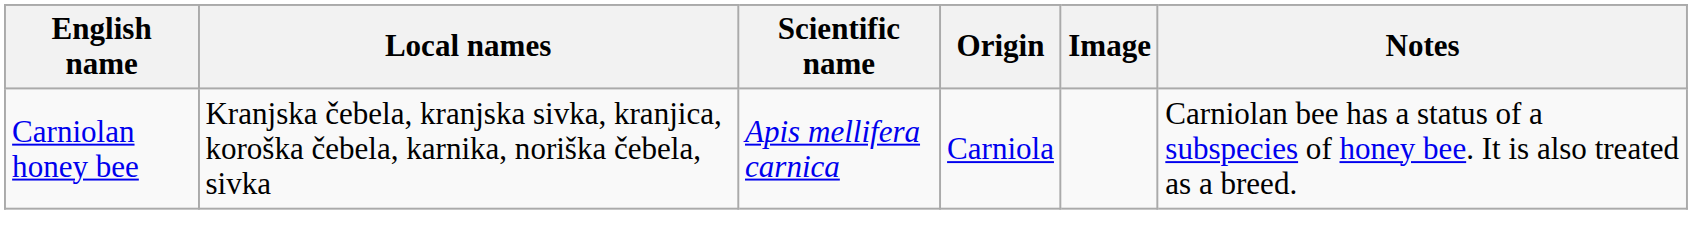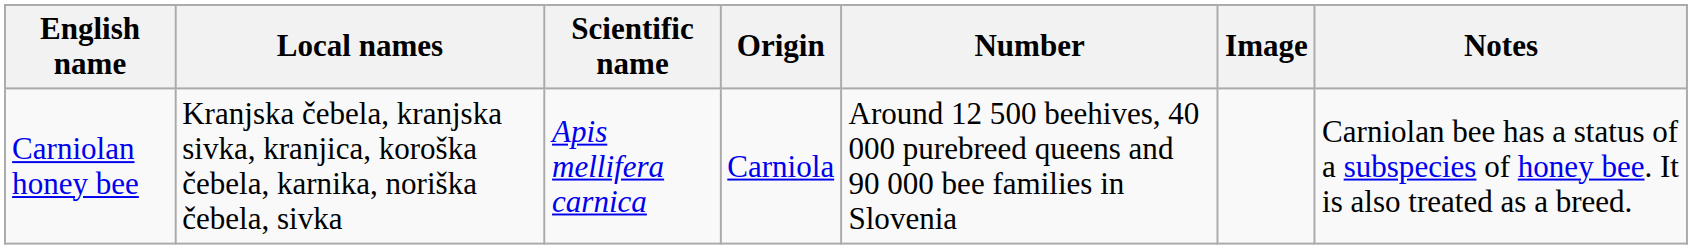+ column: (1030, 46)
